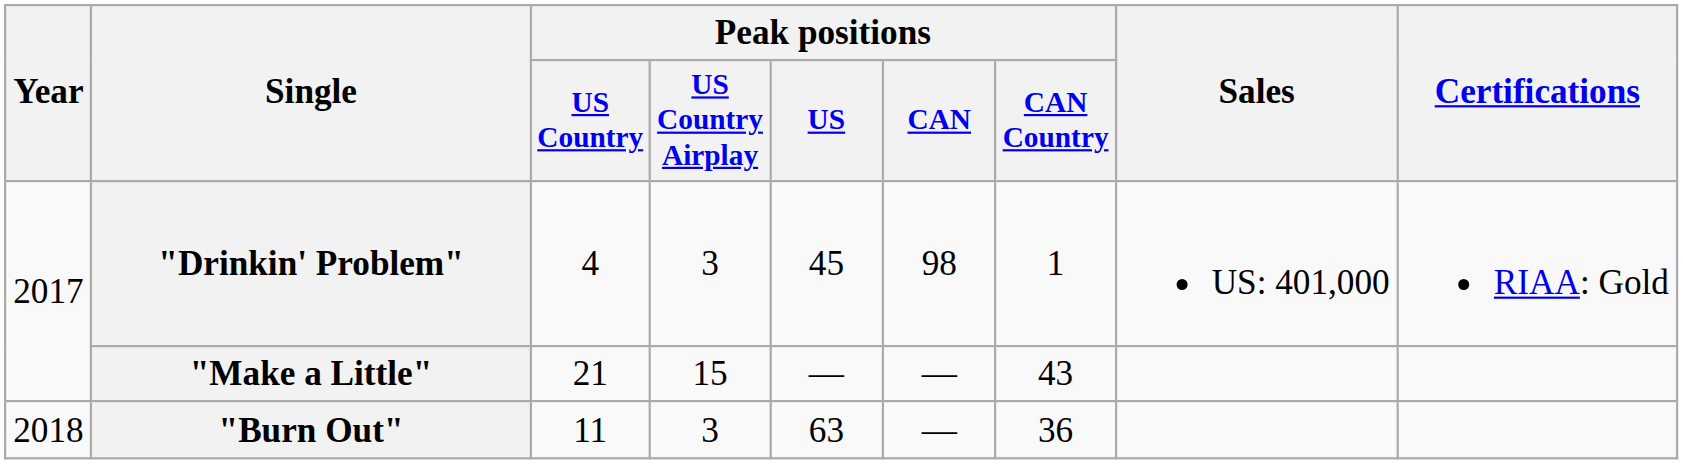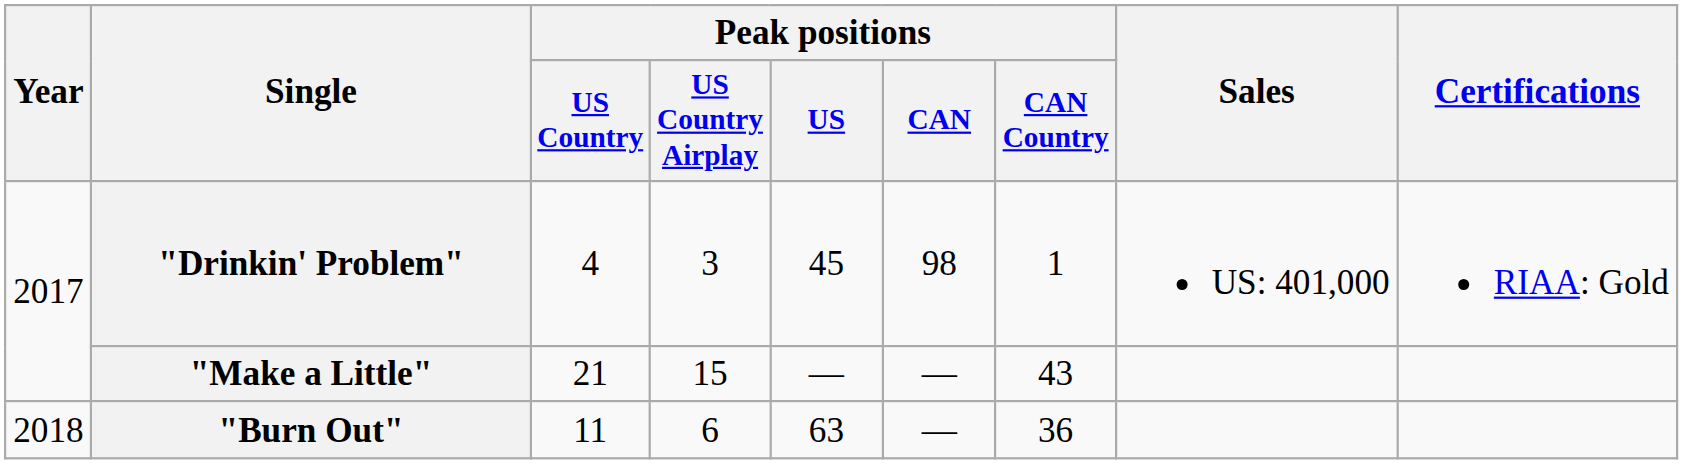(710, 429) 3 -> (710, 429) 6
